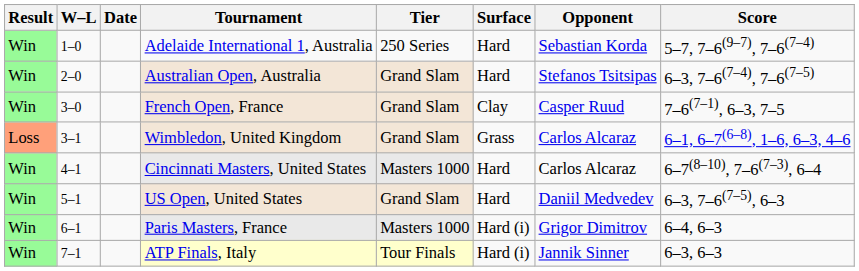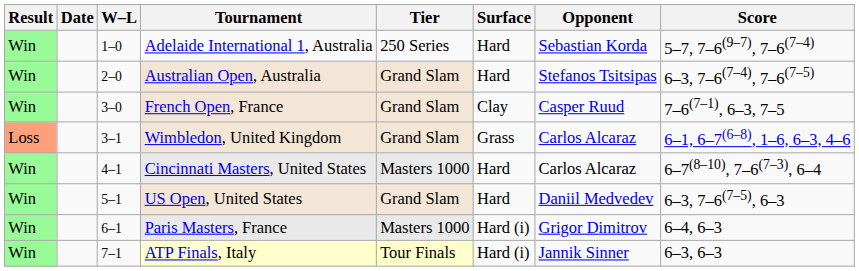columns swapped: (79, 17) <-> (121, 17)
